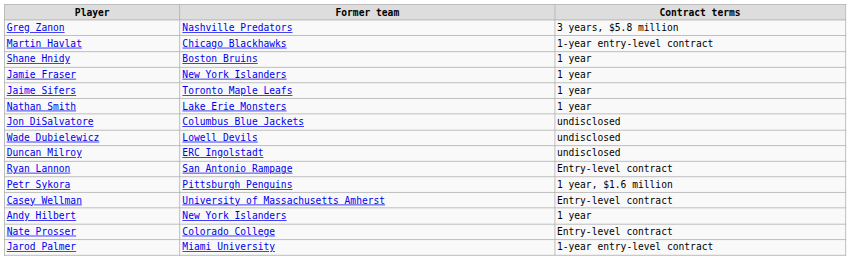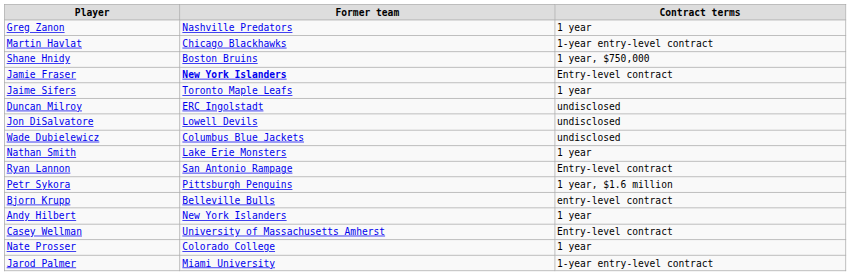(618, 28) 3 years, $5.8 million -> (574, 28) 1 year
(574, 59) 1 year -> (603, 59) 1 year, $750,000
(235, 75) normal -> (235, 75) bold
(574, 75) 1 year -> (615, 75) Entry-level contract
rows swapped: (44, 153) <-> (41, 106)
(243, 122) Columbus Blue Jackets -> (220, 122) Lowell Devils
(220, 138) Lowell Devils -> (243, 138) Columbus Blue Jackets
+ row: (39, 200)
rows swapped: (41, 216) <-> (44, 200)
(615, 232) Entry-level contract -> (574, 247) 1 year
